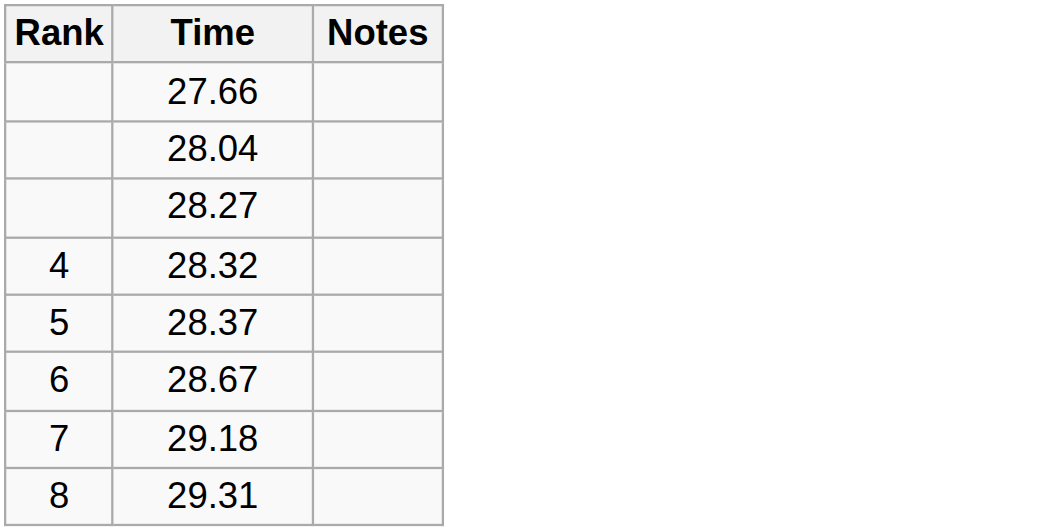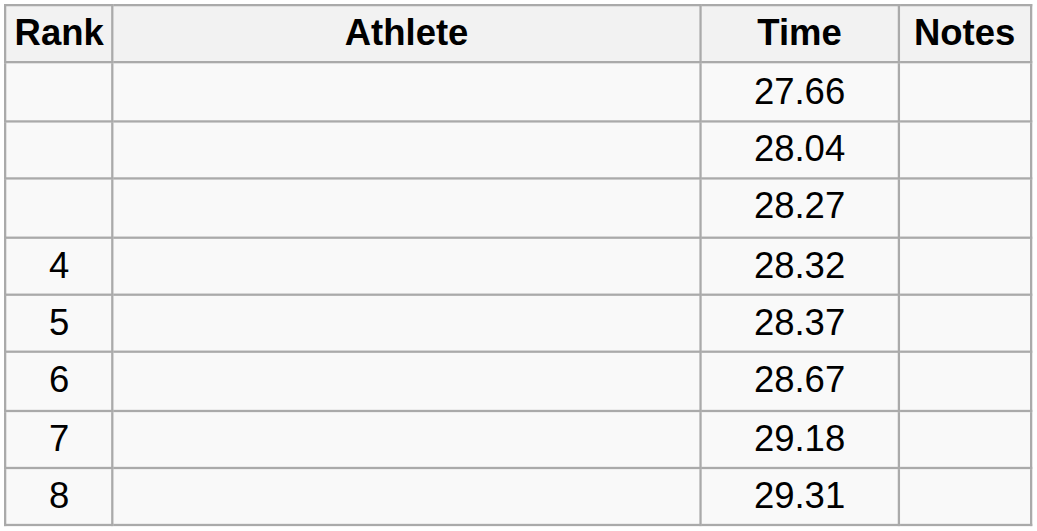+ column: (407, 33)
